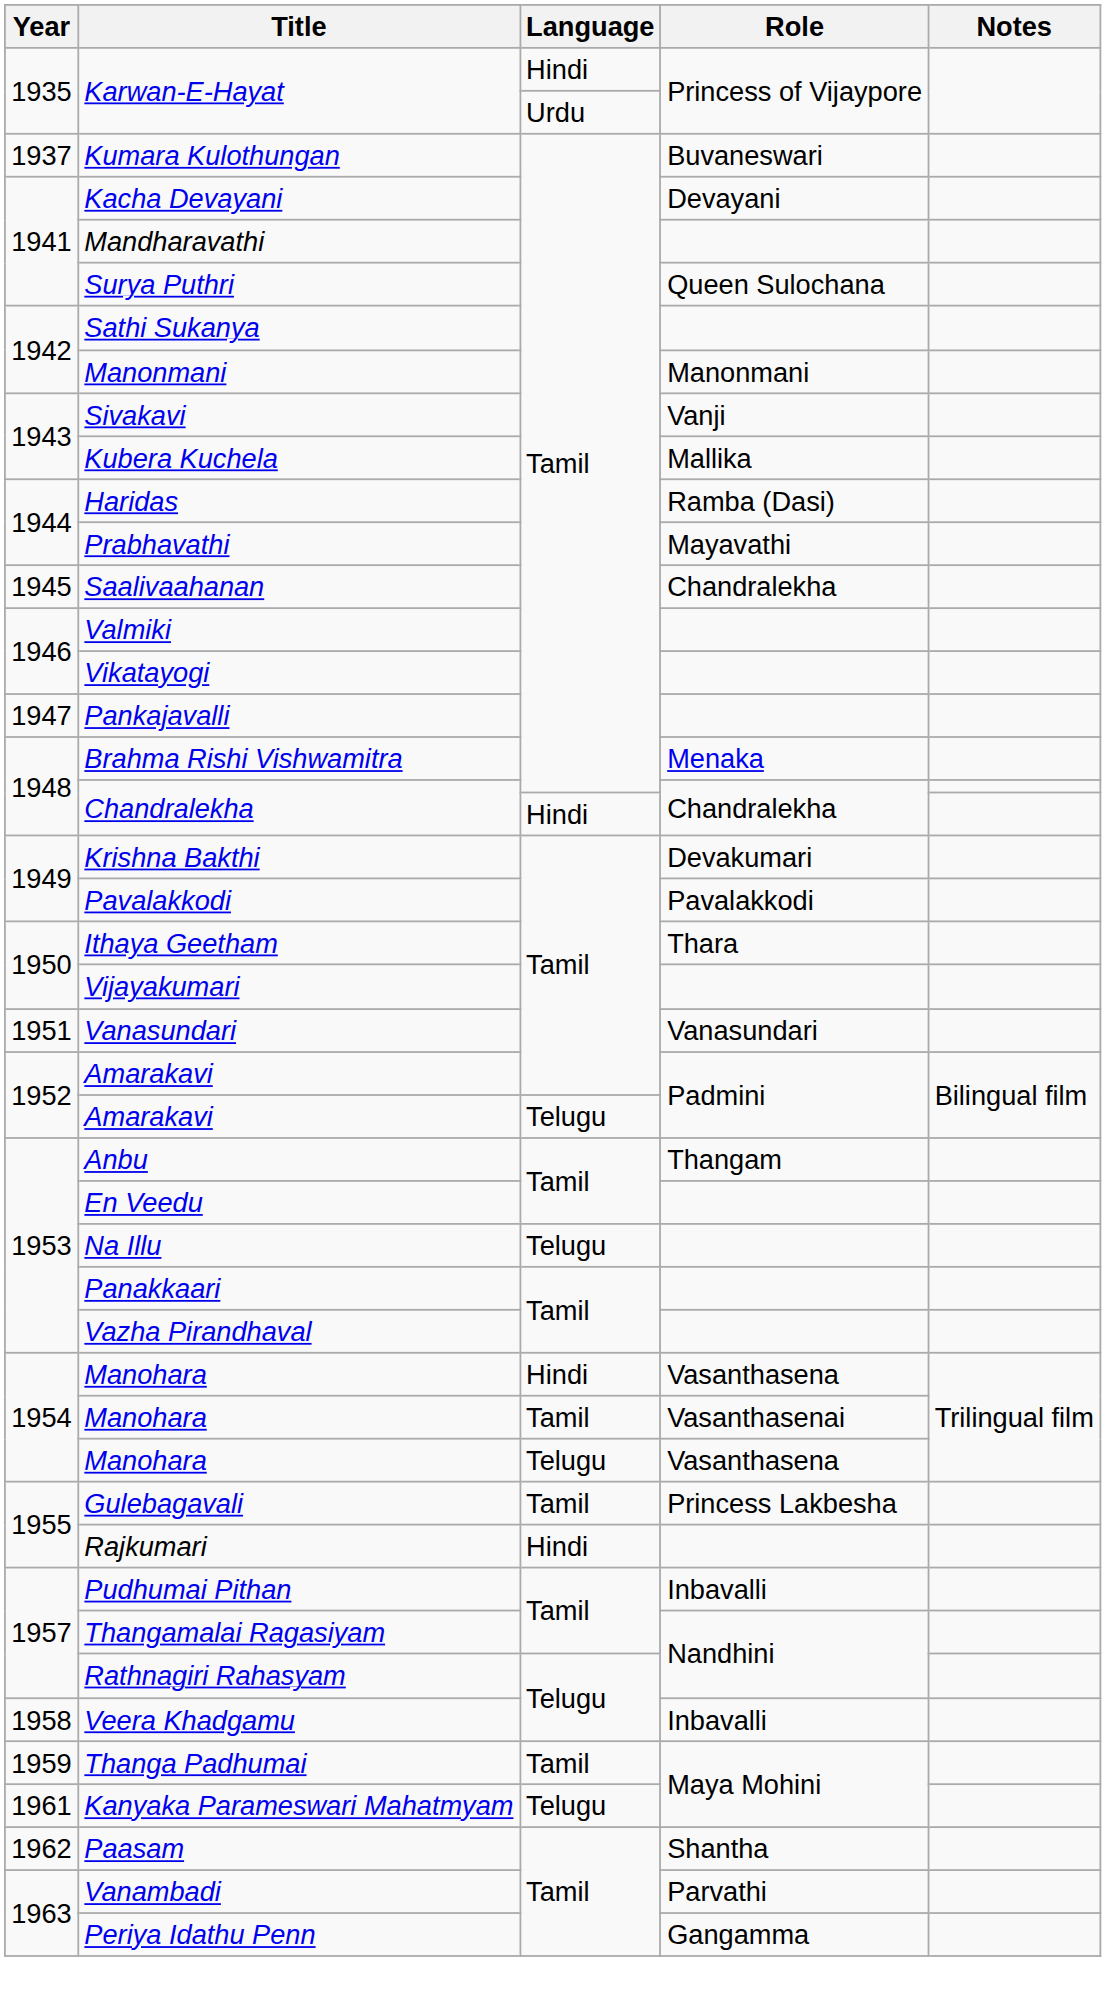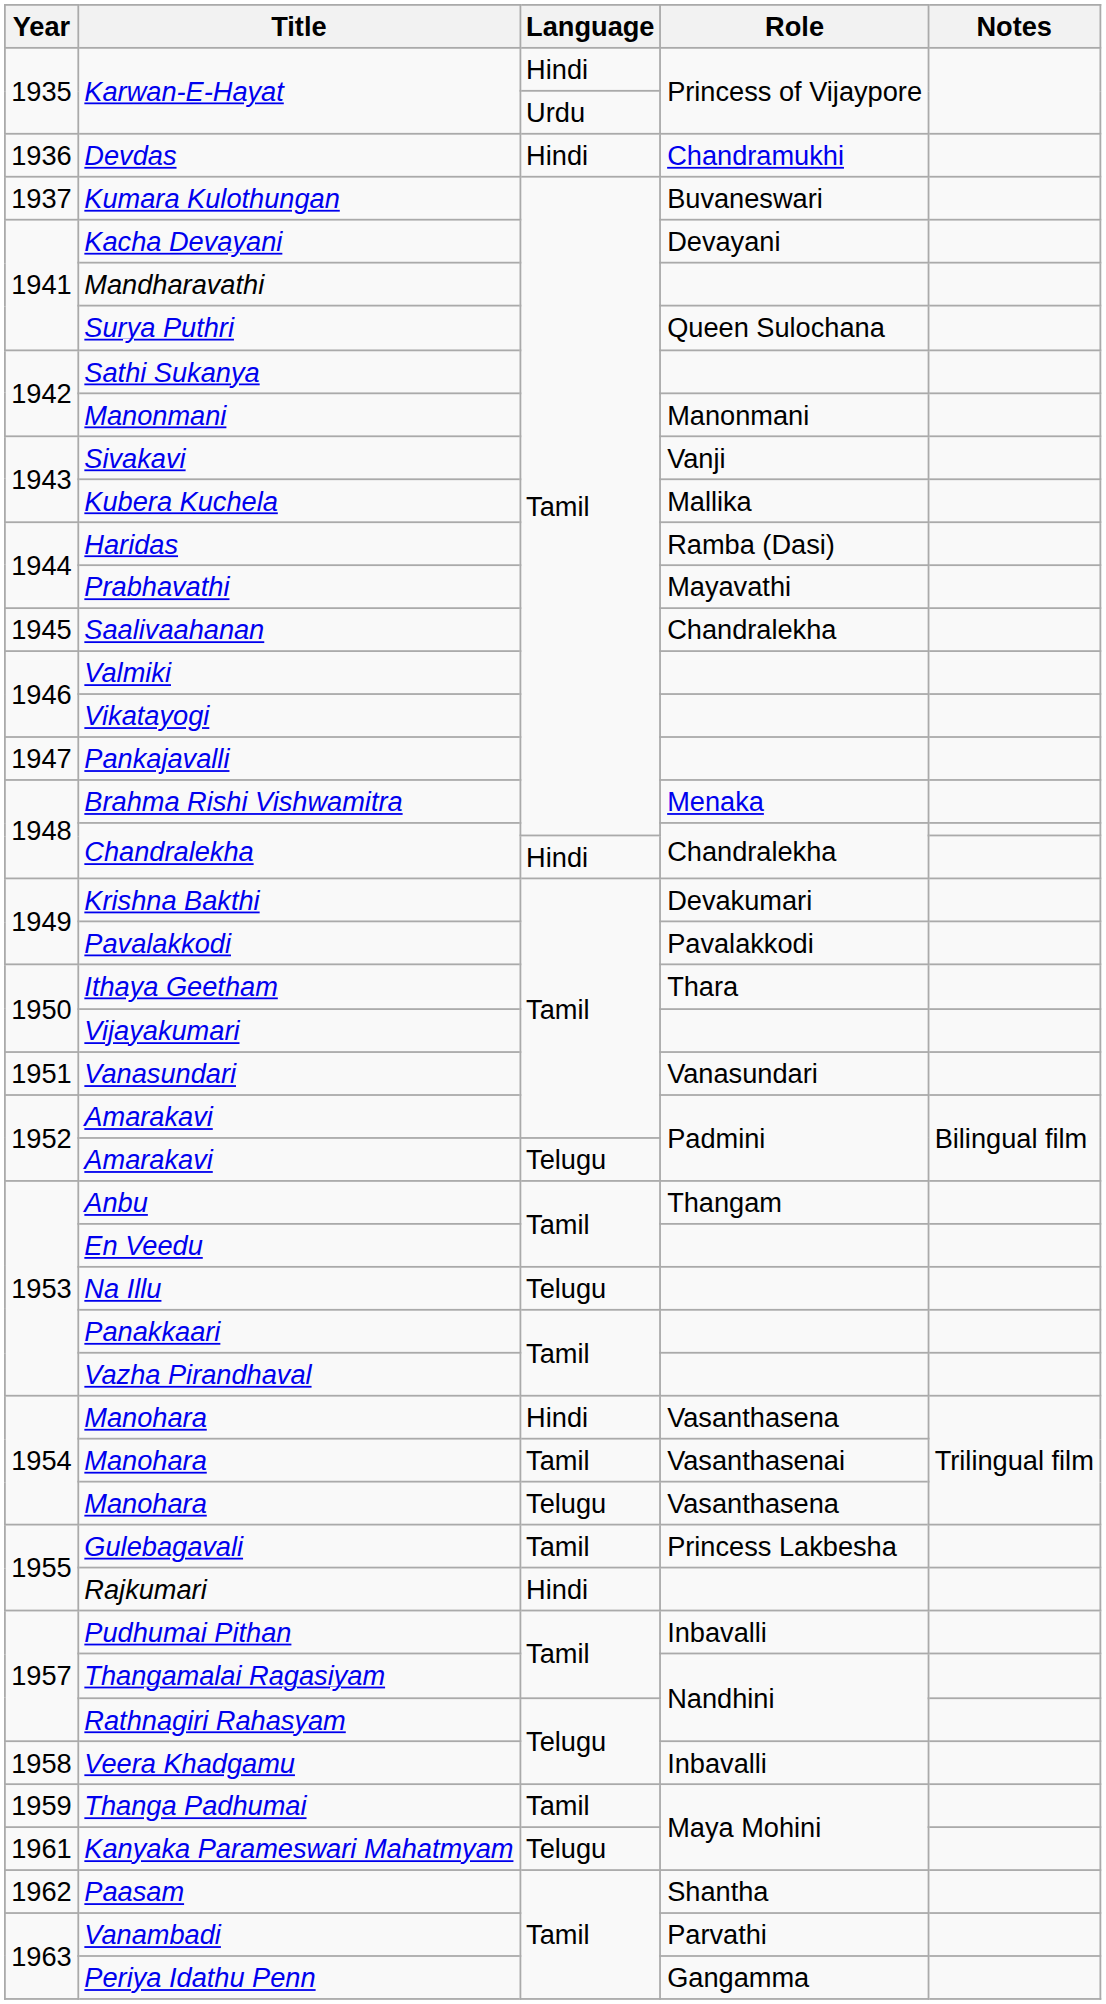+ row: (130, 156)
